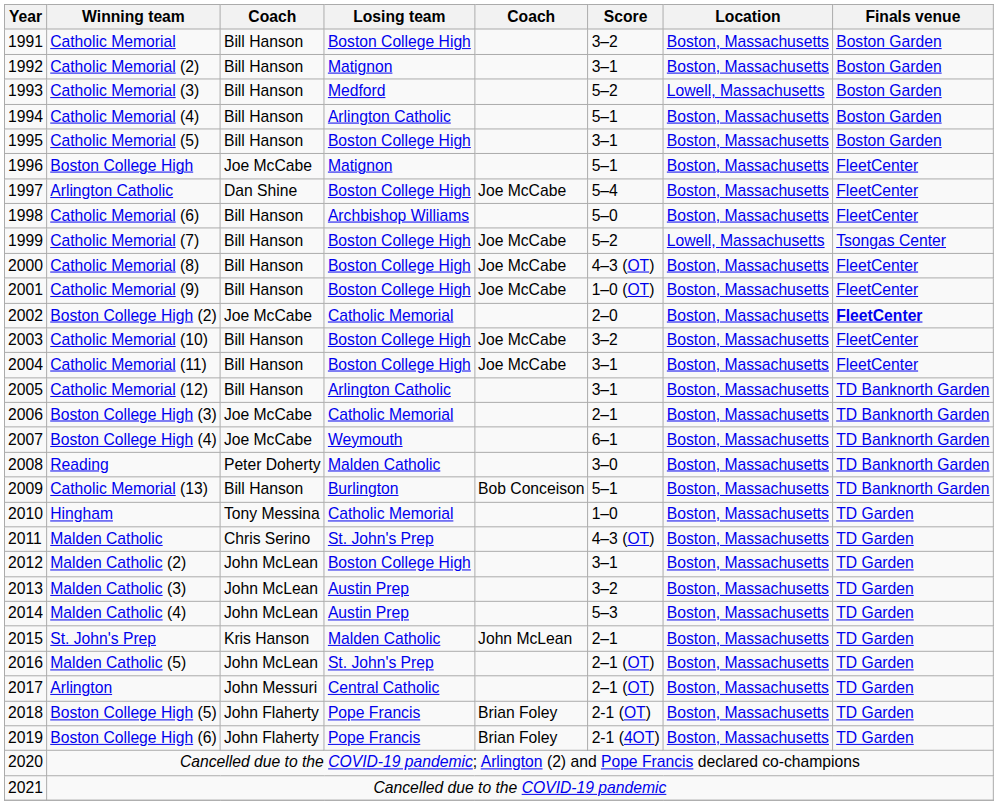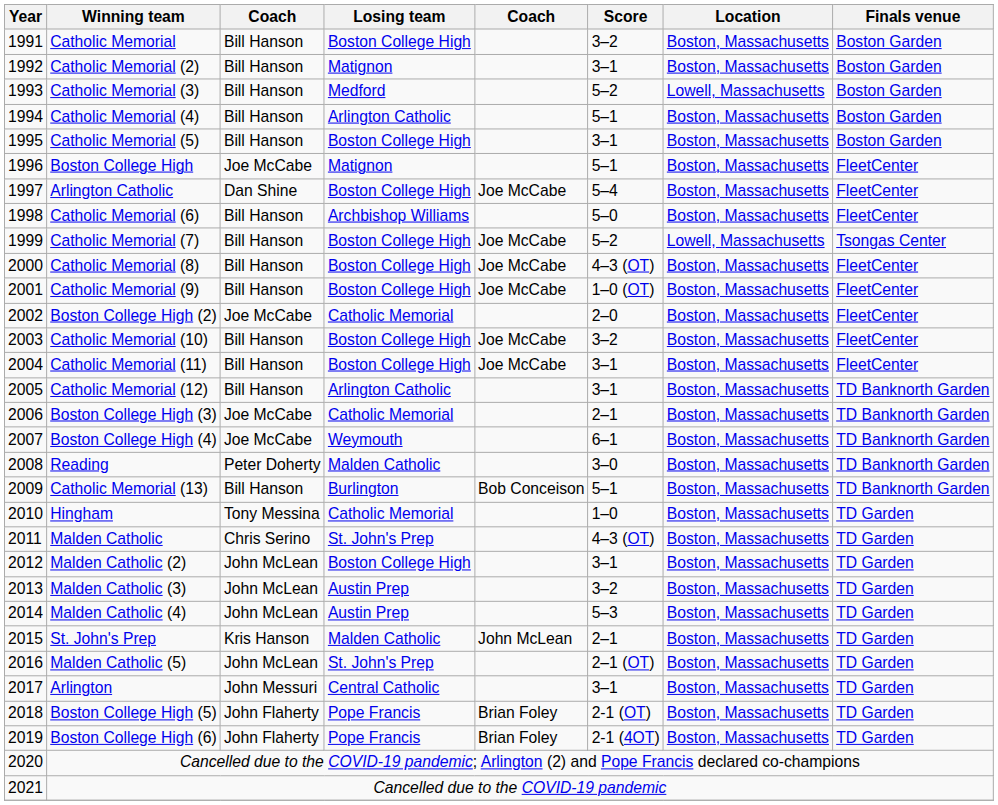(879, 315) bold -> (877, 315) normal
(623, 688) 2–1 (OT) -> (605, 688) 3–1
